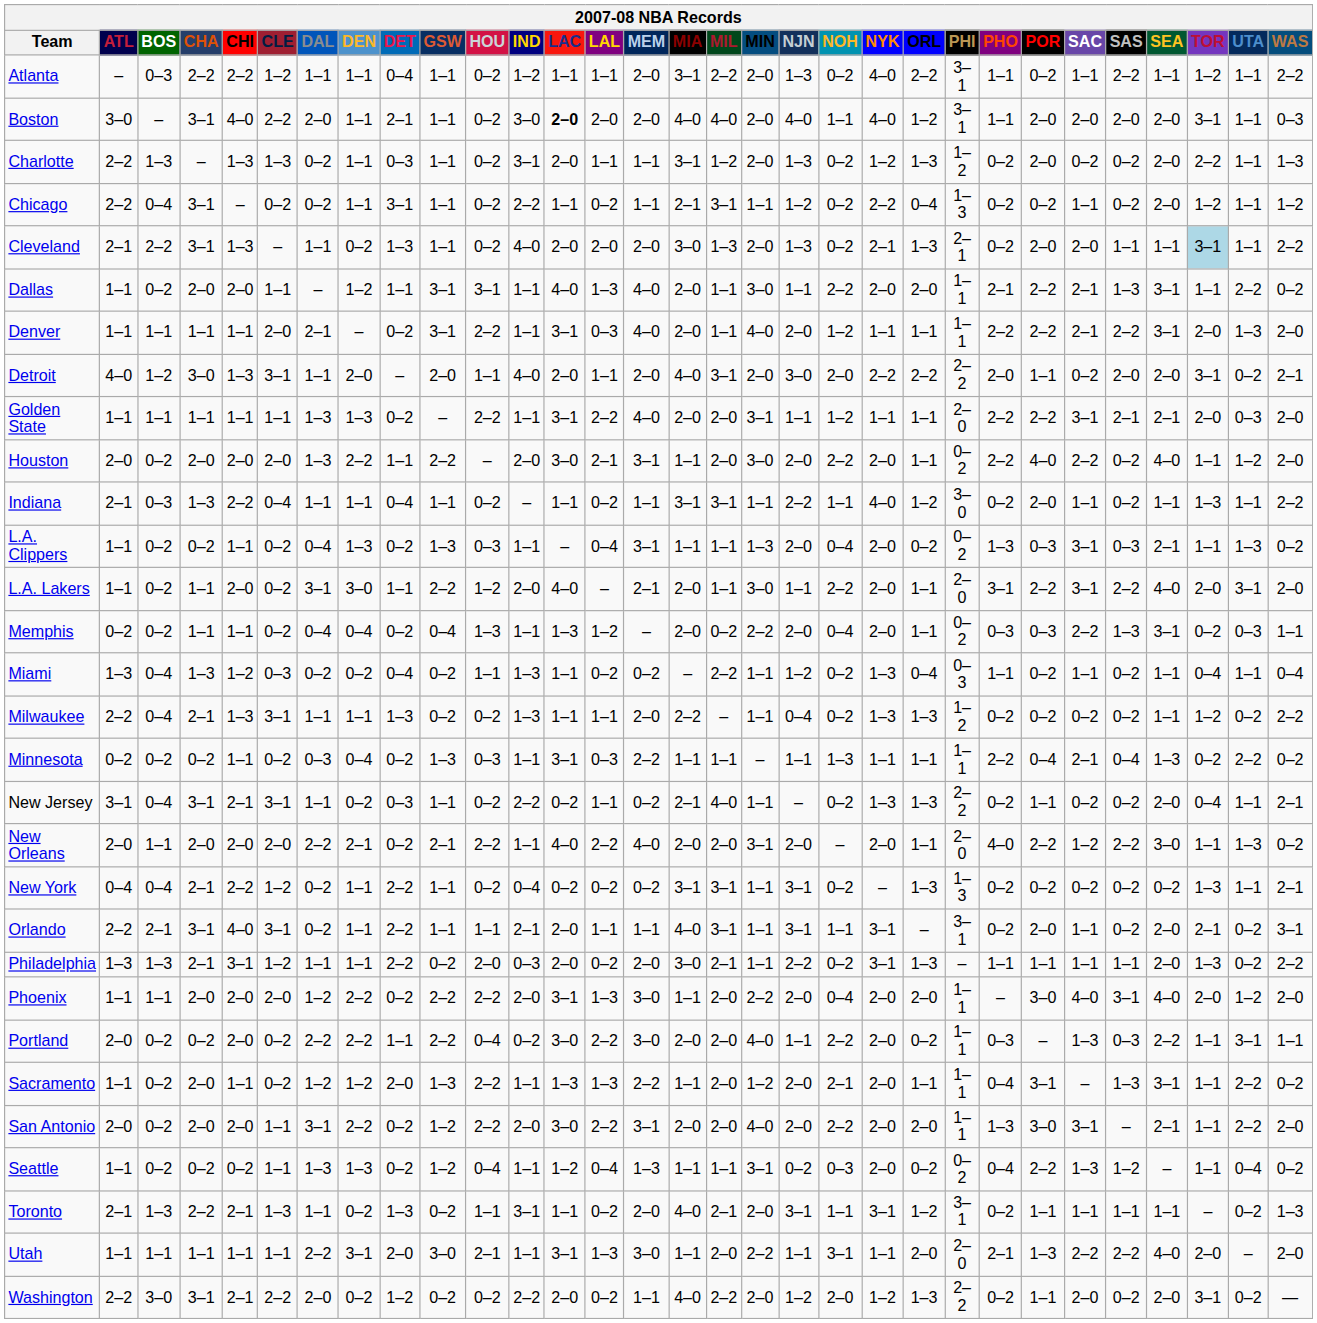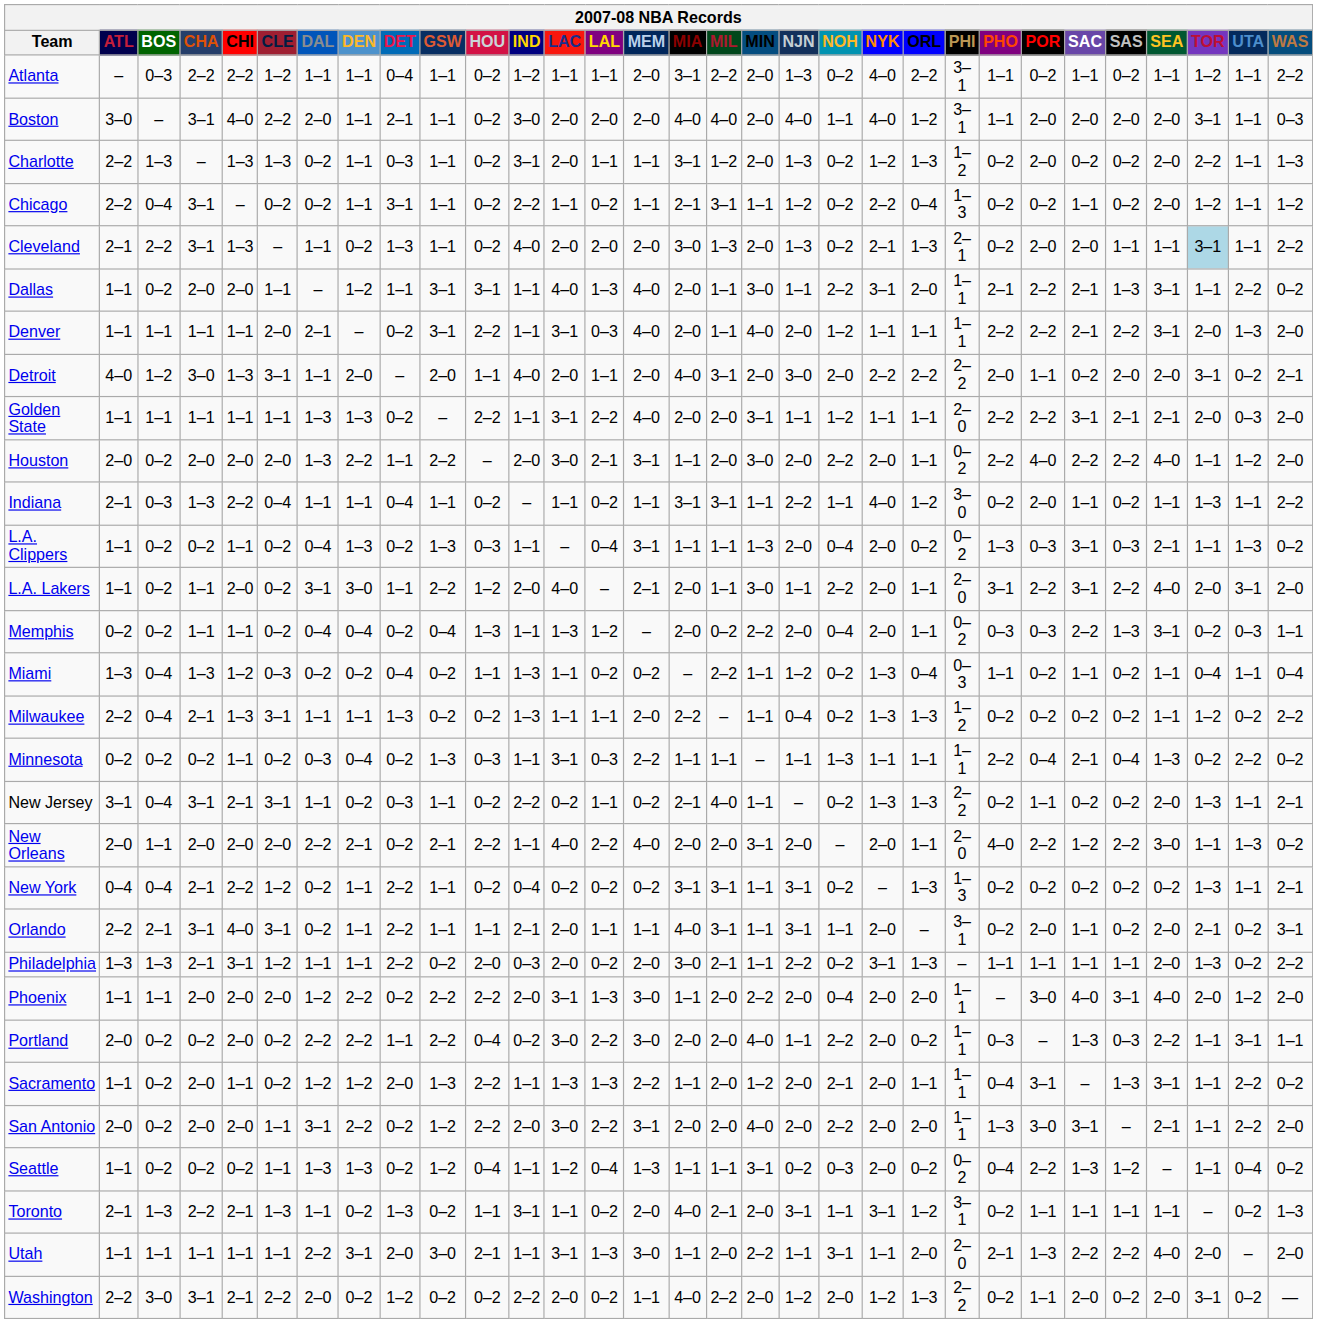(1126, 76) 2–2 -> (1126, 76) 0–2
(565, 119) bold -> (565, 119) normal
(883, 290) 2–0 -> (883, 290) 3–1
(1126, 460) 0–2 -> (1126, 460) 2–2
(1208, 802) 0–4 -> (1208, 802) 1–3
(883, 930) 3–1 -> (883, 930) 2–0
